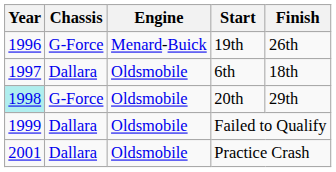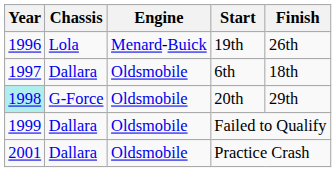(76, 45) G-Force -> (64, 45) Lola
